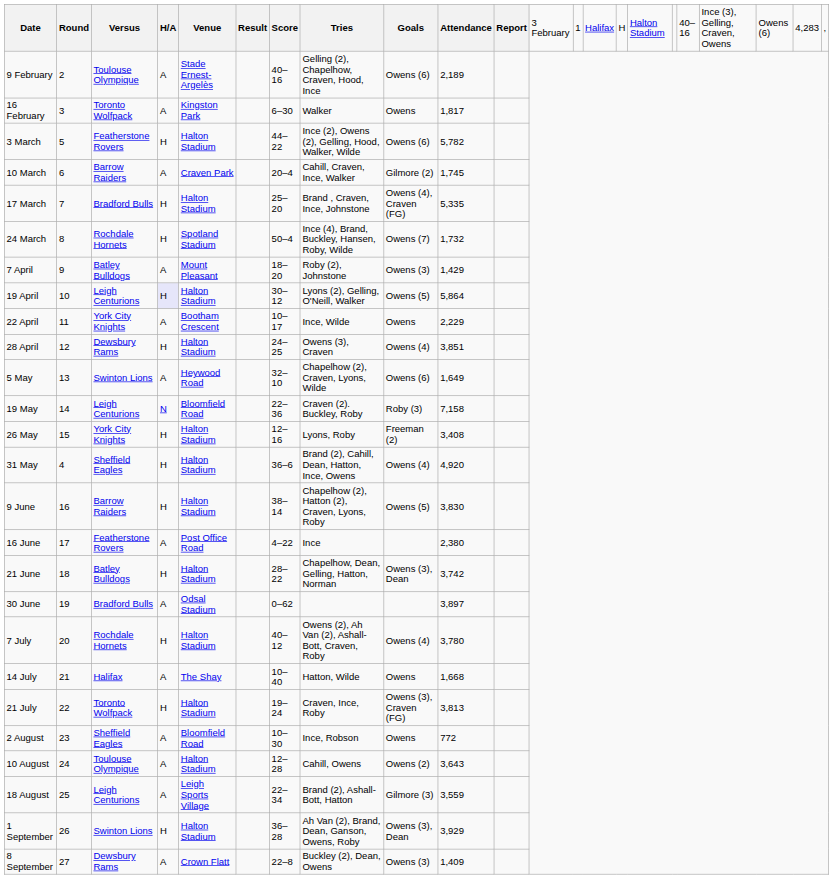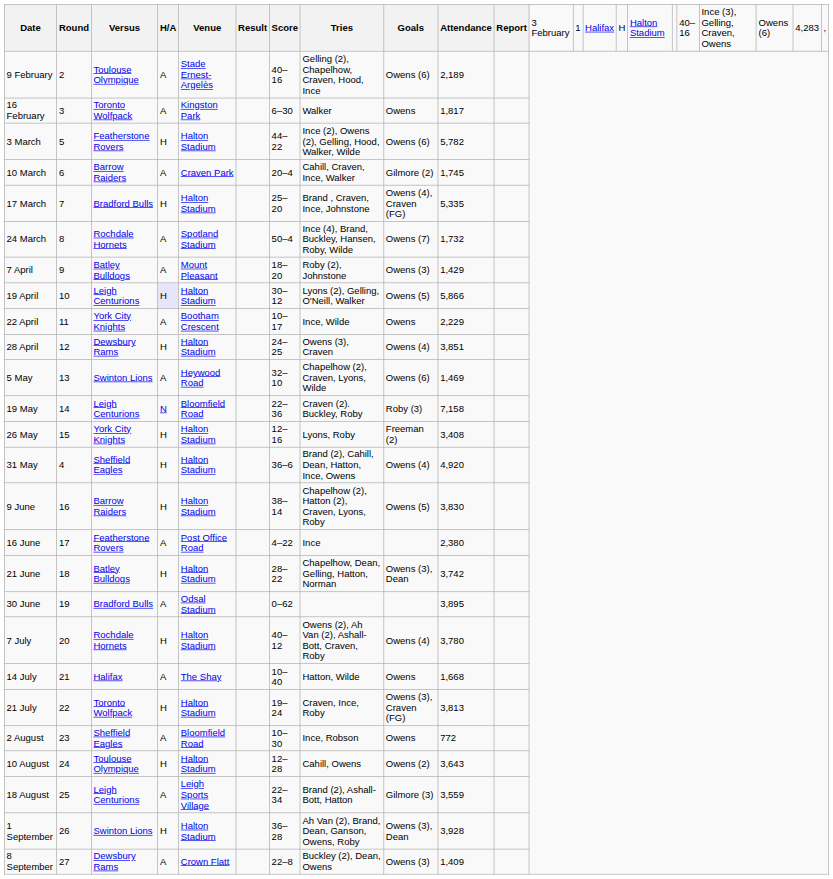(163, 240) H -> (163, 240) A
(452, 296) 5,864 -> (452, 296) 5,866
(452, 378) 1,649 -> (452, 378) 1,469
(452, 605) 3,897 -> (452, 605) 3,895
(163, 764) A -> (163, 764) H
(452, 831) 3,929 -> (452, 831) 3,928
